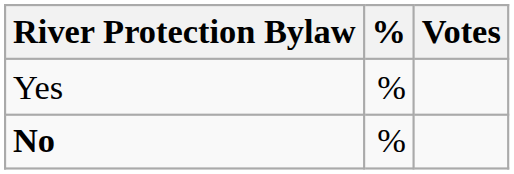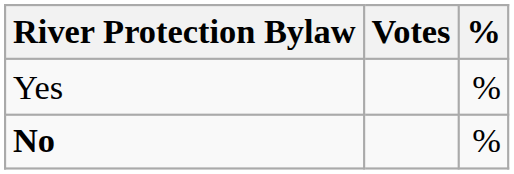columns swapped: (461, 31) <-> (389, 31)
